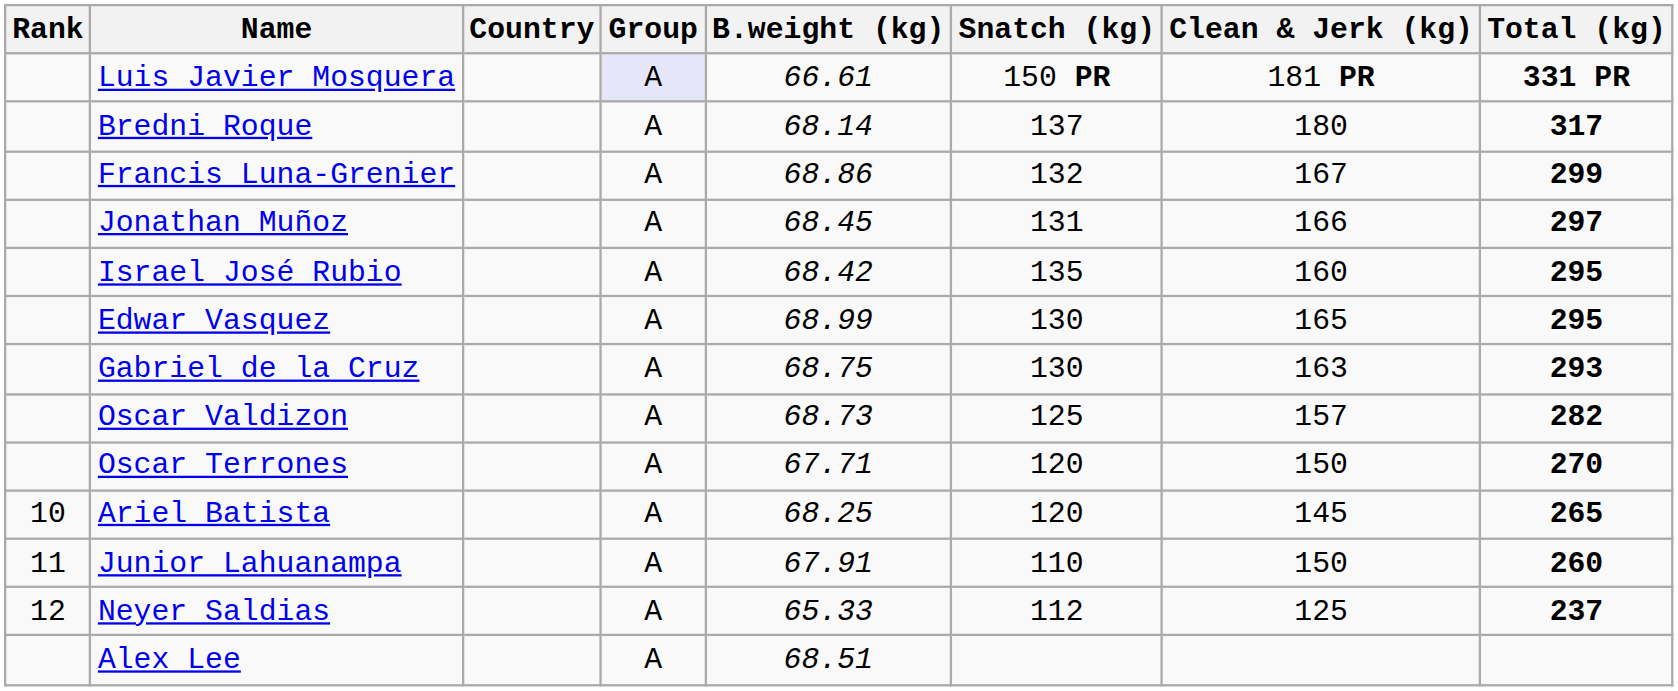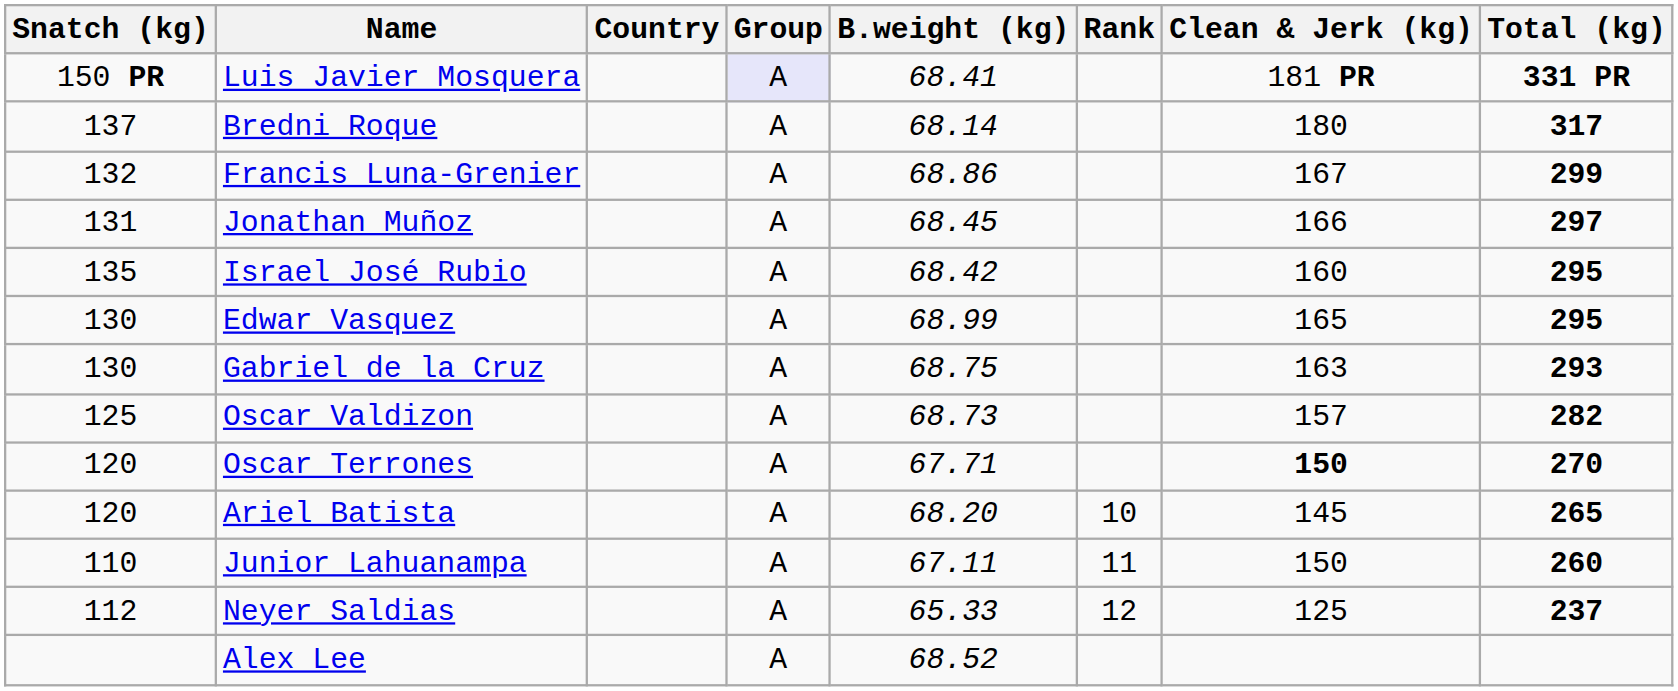columns swapped: (48, 29) <-> (1057, 29)
(828, 78) 66.61 -> (953, 78) 68.41
(1321, 466) normal -> (1321, 466) bold
(828, 515) 68.25 -> (953, 515) 68.20
(828, 563) 67.91 -> (953, 563) 67.11
(828, 660) 68.51 -> (953, 660) 68.52
